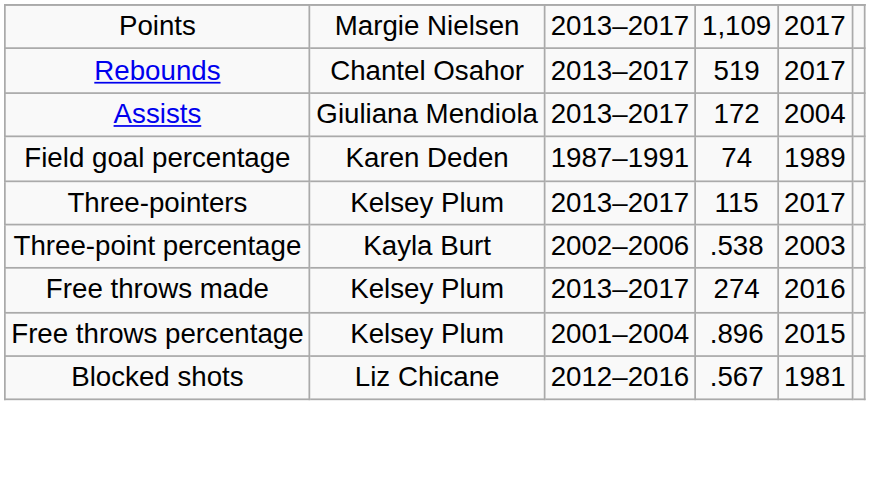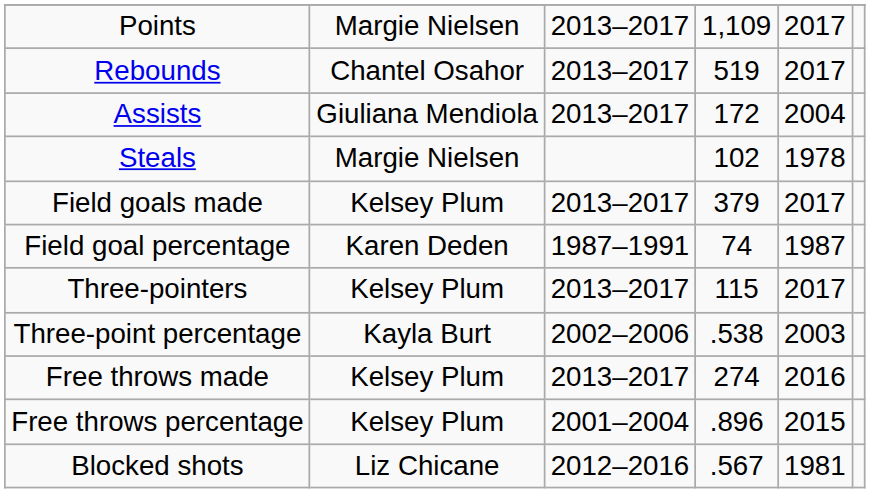+ row: (157, 158)
+ row: (157, 202)
(815, 158) 1989 -> (815, 245) 1987
